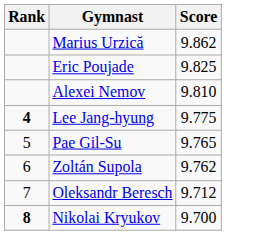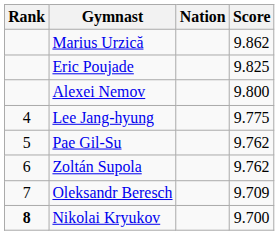+ column: (203, 17)
(199, 92) 9.810 -> (252, 92) 9.800
(27, 117) bold -> (27, 117) normal
(199, 142) 9.765 -> (252, 142) 9.762
(199, 192) 9.712 -> (252, 192) 9.709
